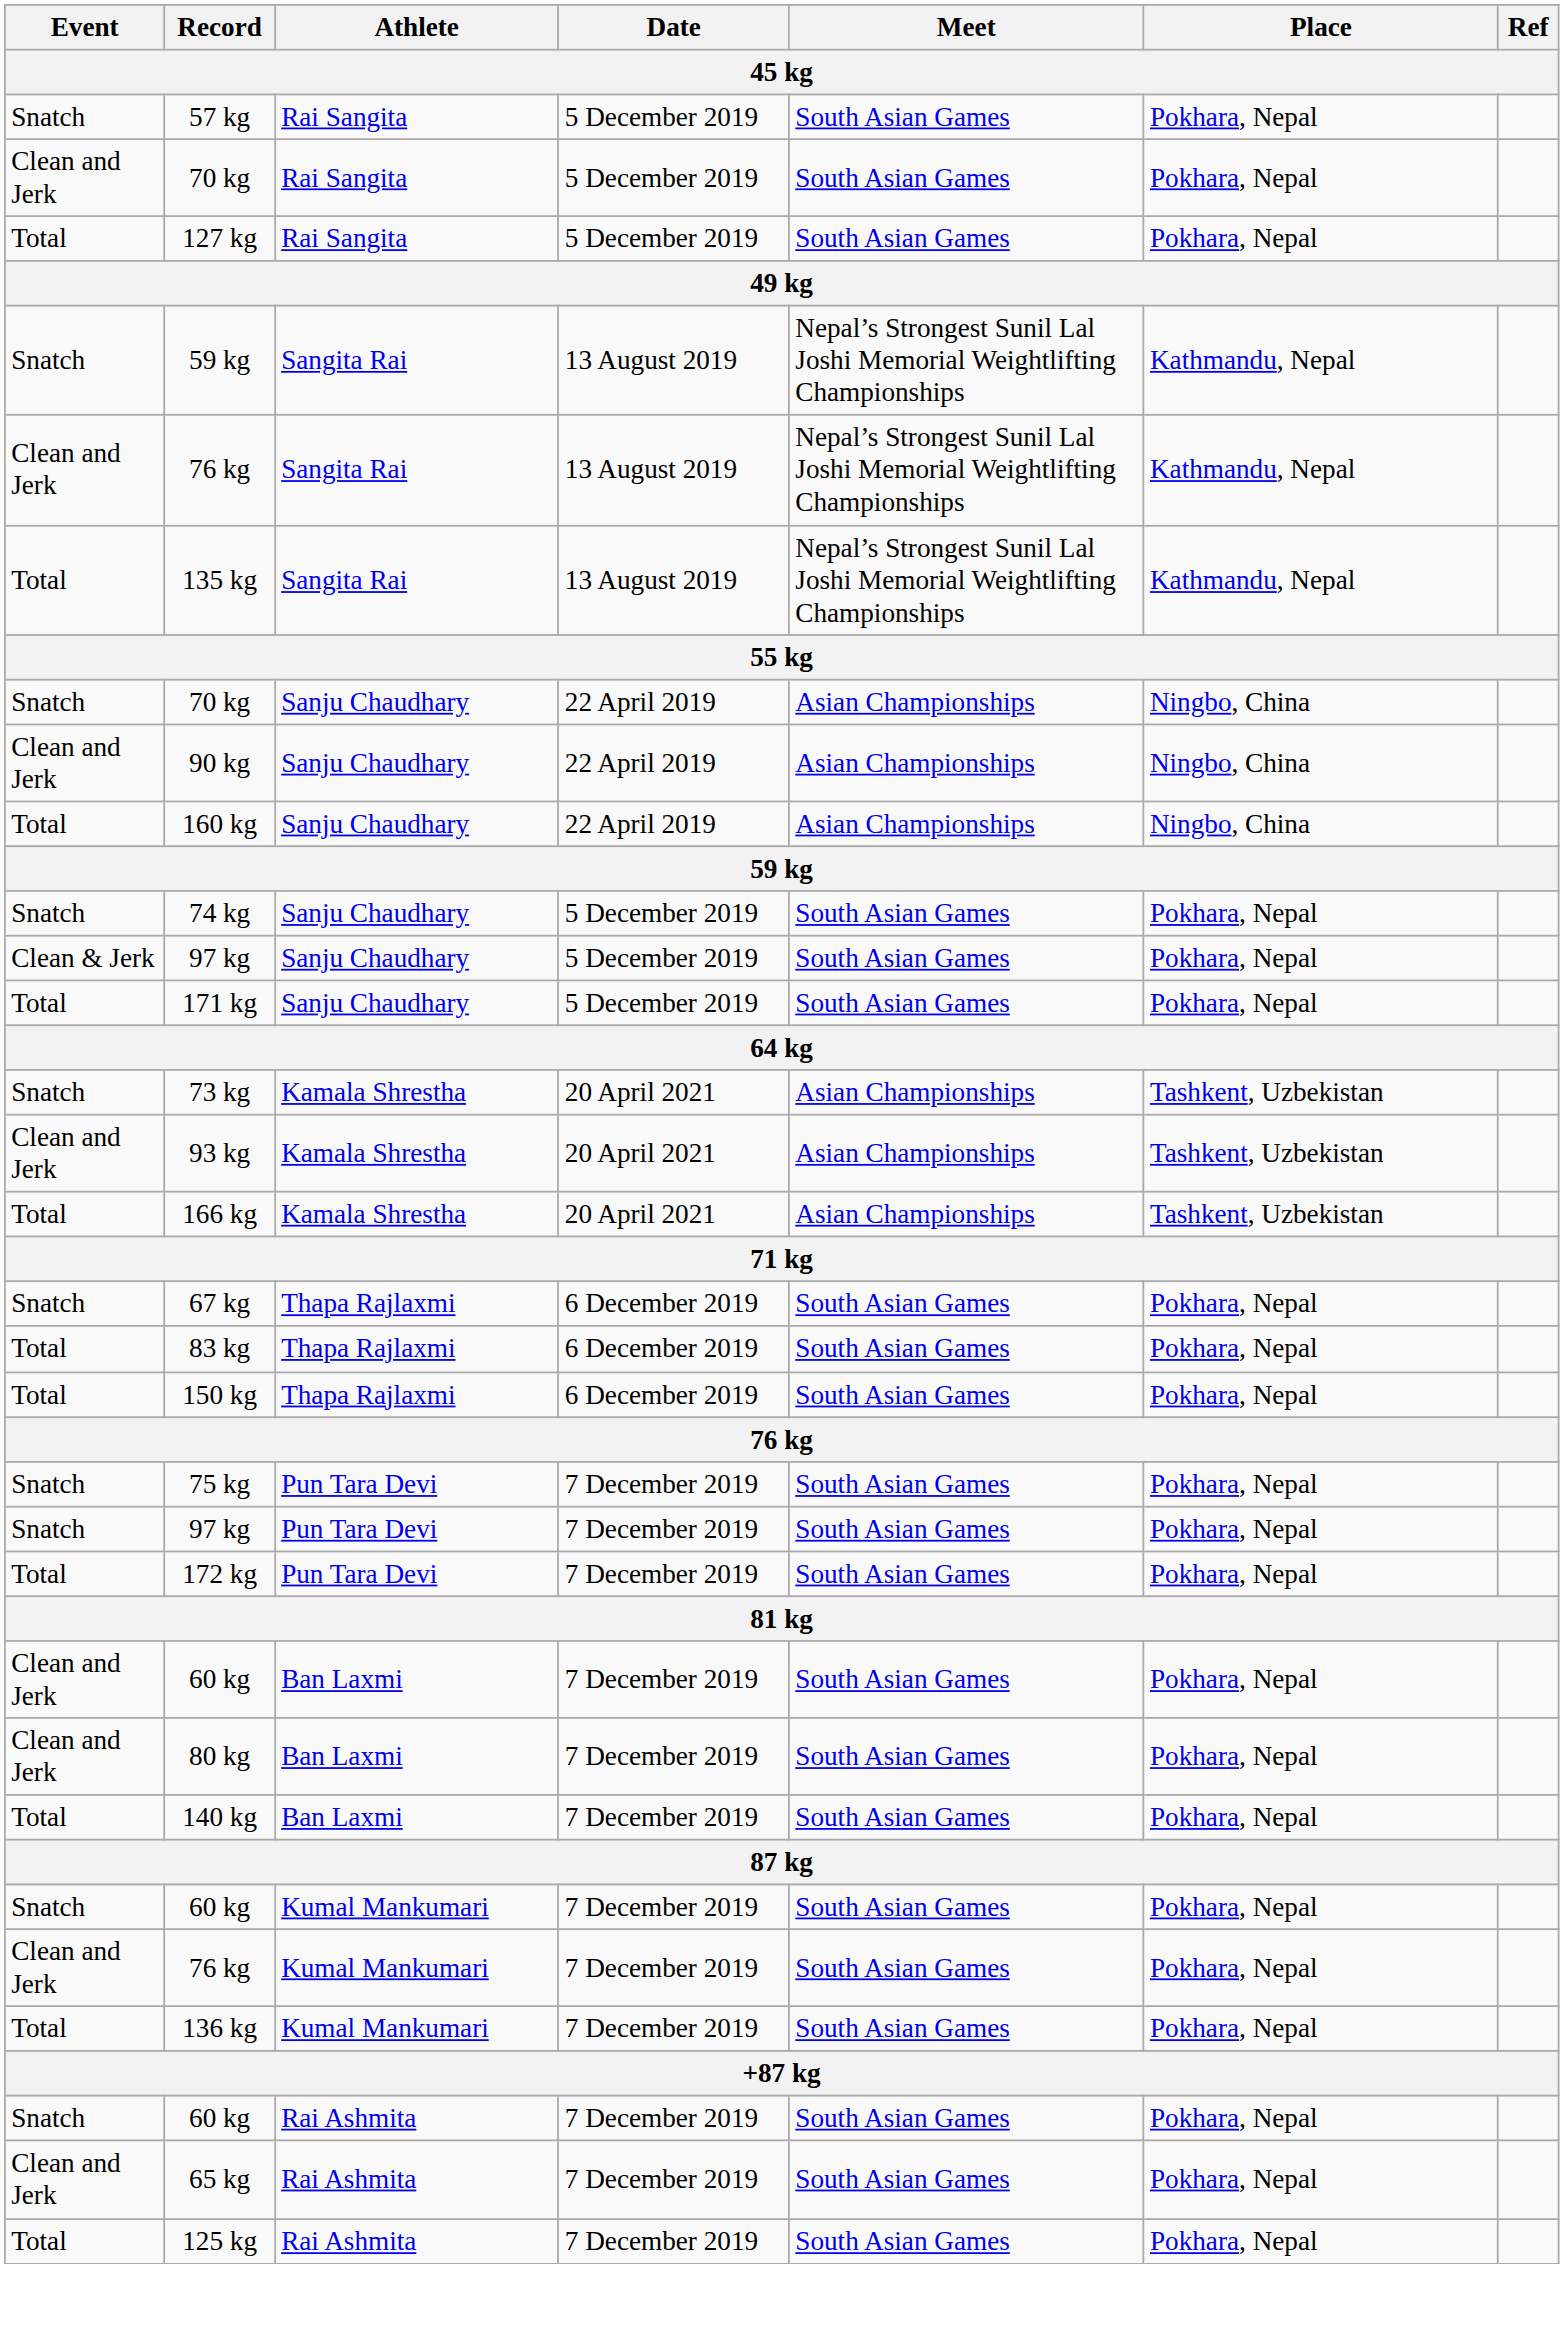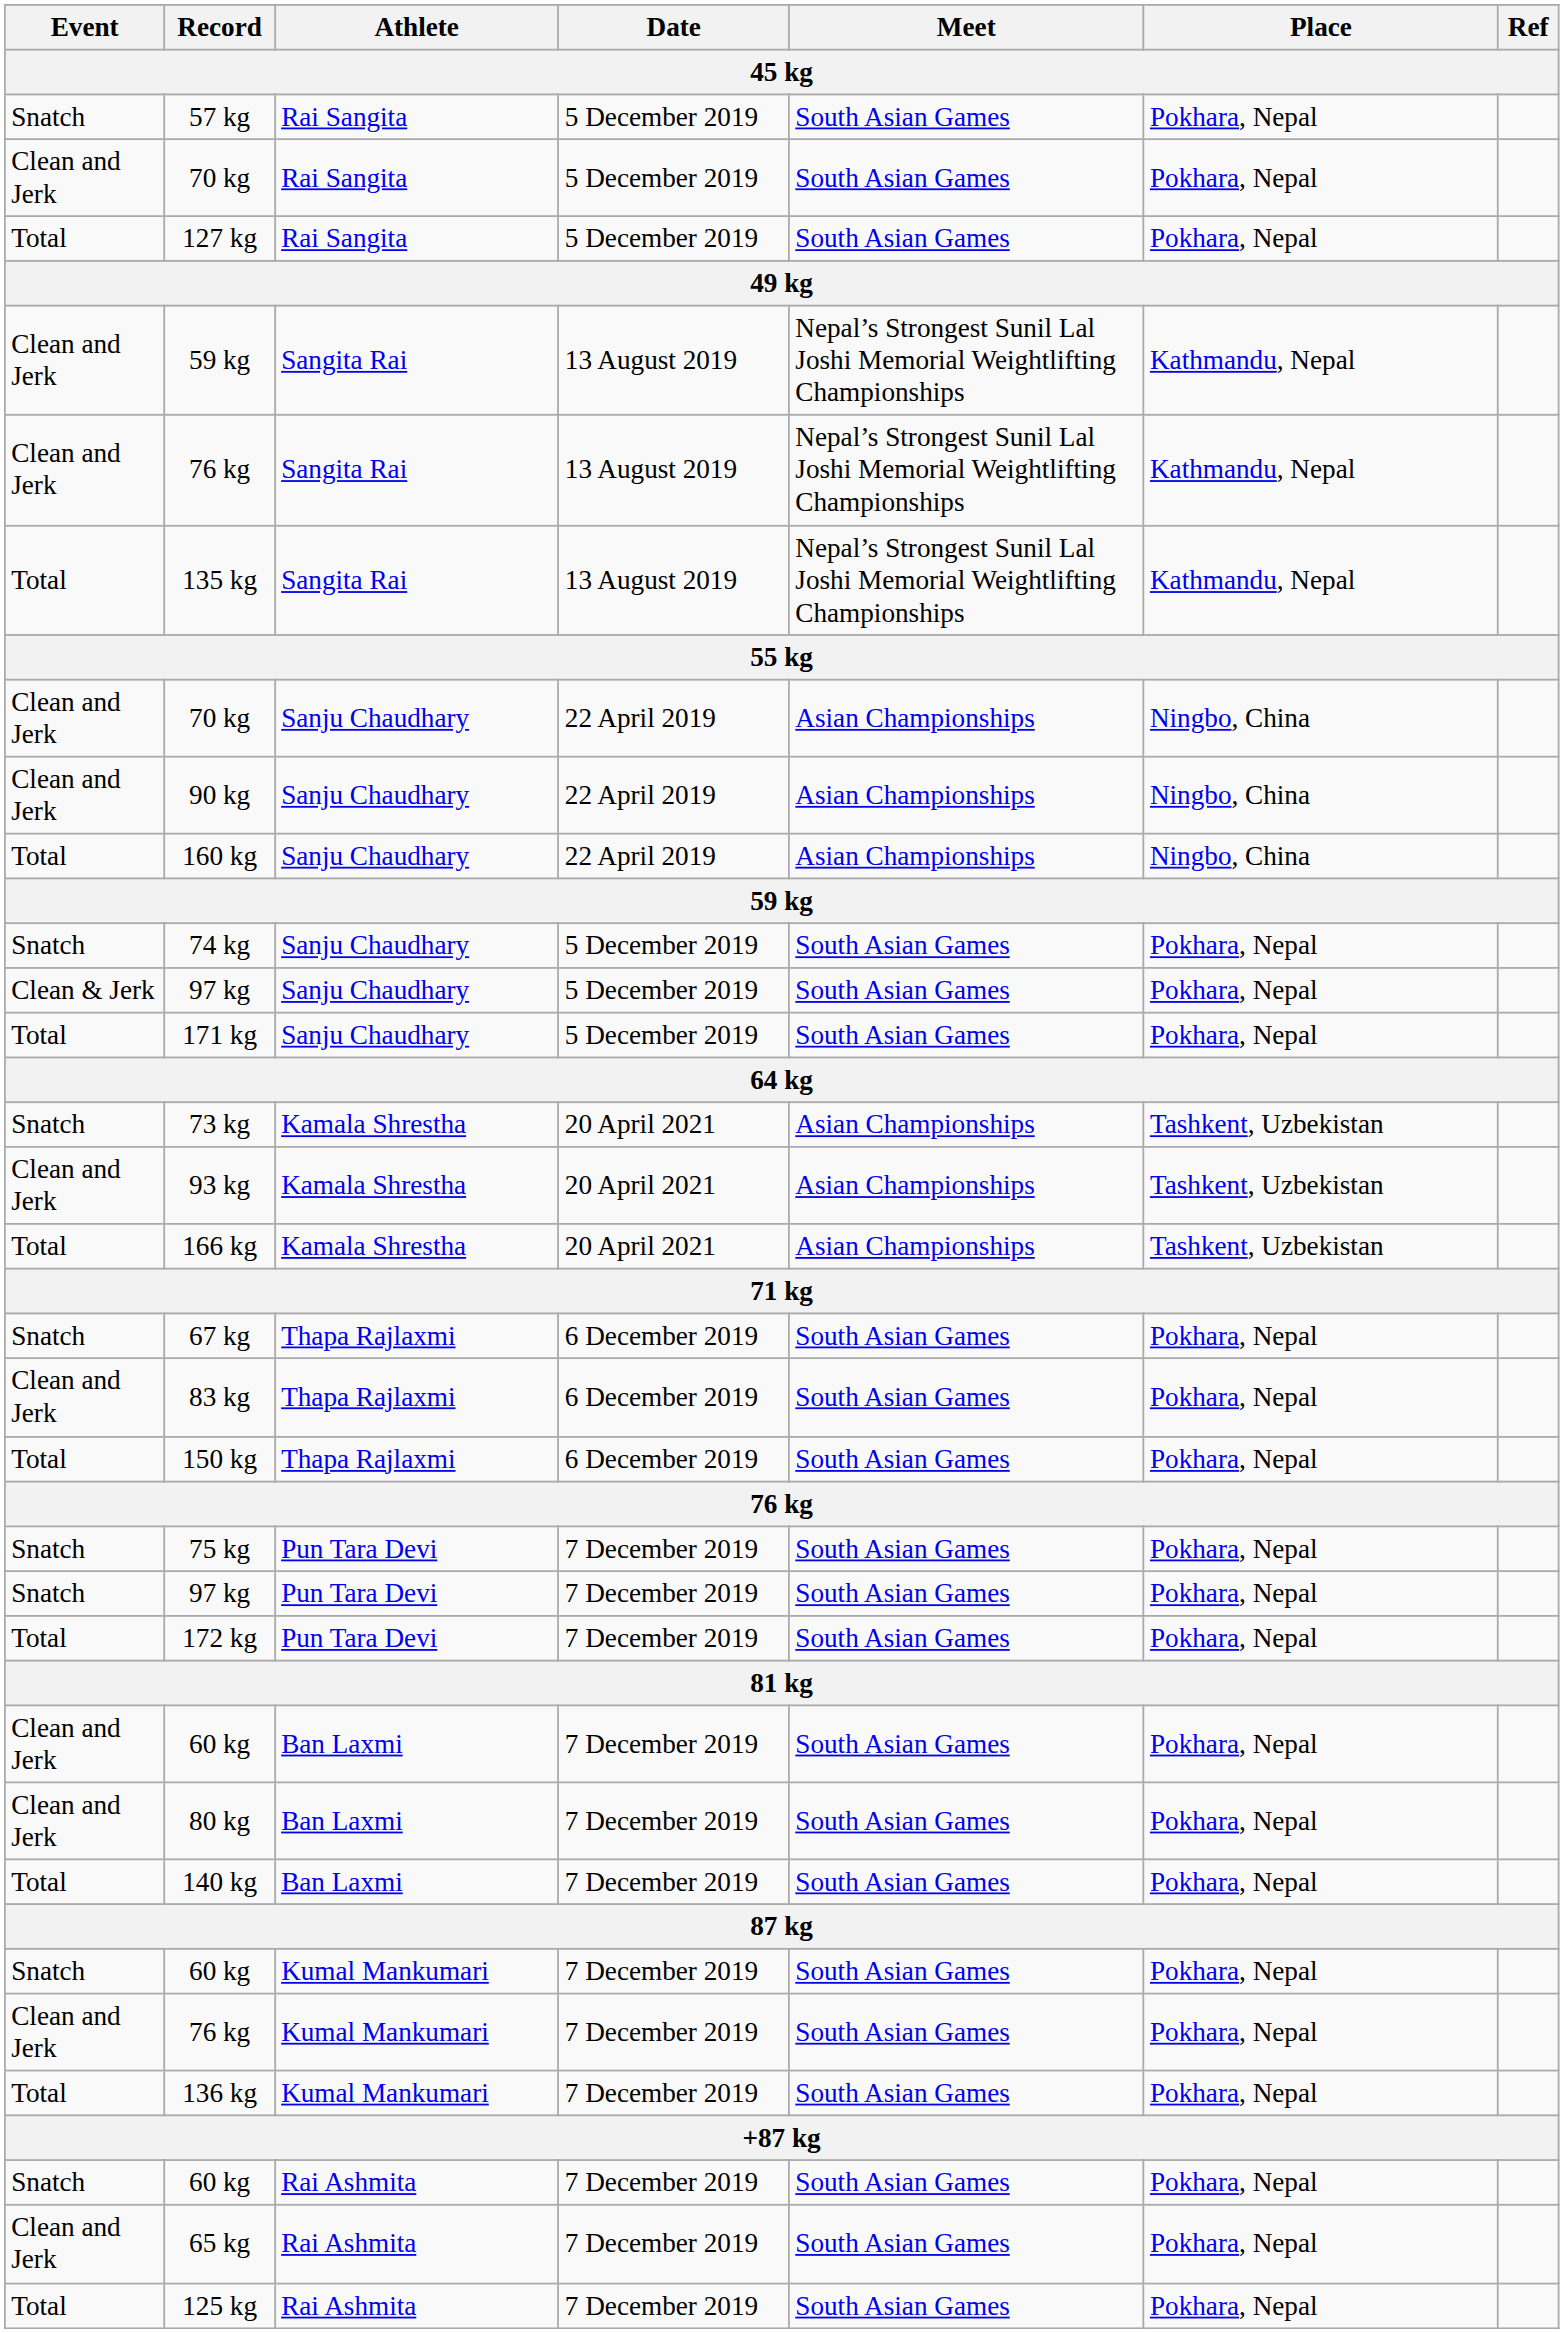(48, 360) Snatch -> (66, 360) Clean and Jerk
(48, 701) Snatch -> (66, 717) Clean and Jerk
(39, 1348) Total -> (66, 1397) Clean and Jerk
